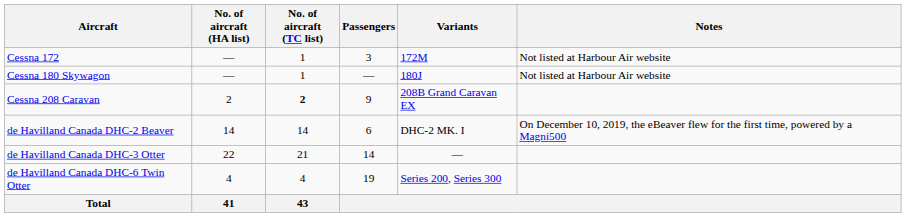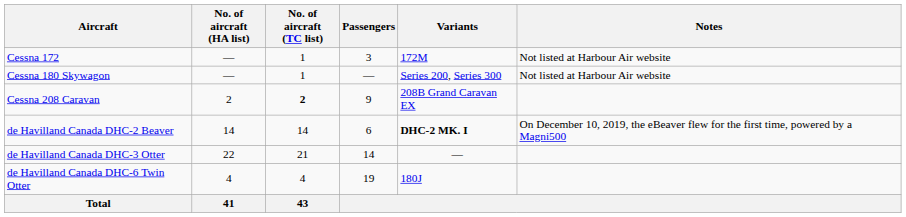(411, 75) 180J -> (451, 75) Series 200, Series 300
(432, 130) normal -> (434, 130) bold
(451, 179) Series 200, Series 300 -> (411, 179) 180J
